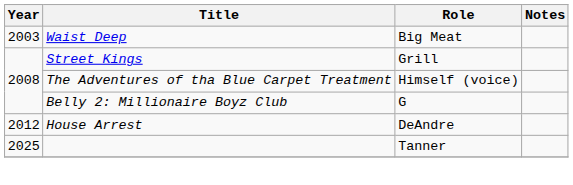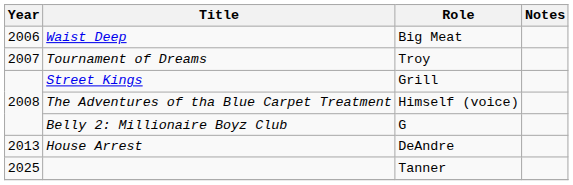(24, 37) 2003 -> (24, 37) 2006
+ row: (127, 59)
(24, 125) 2012 -> (24, 146) 2013
